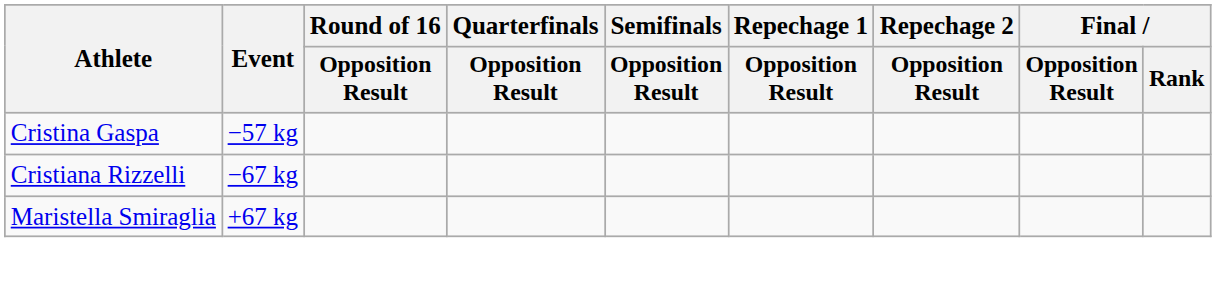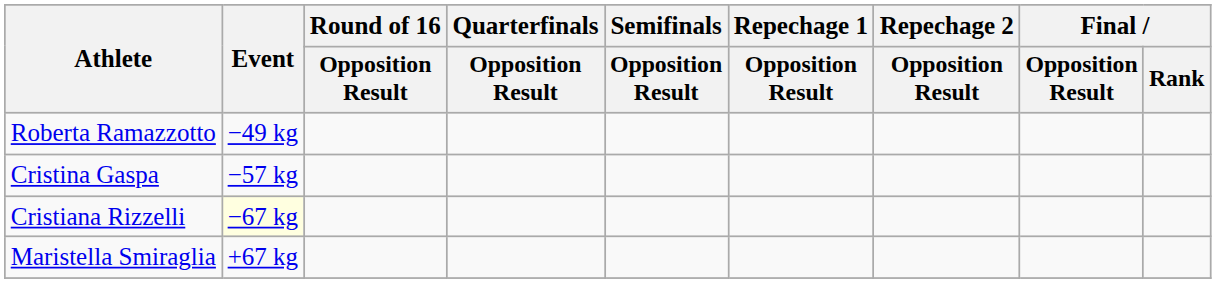+ row: (113, 133)
(263, 175) no background -> (263, 216) lightyellow background
